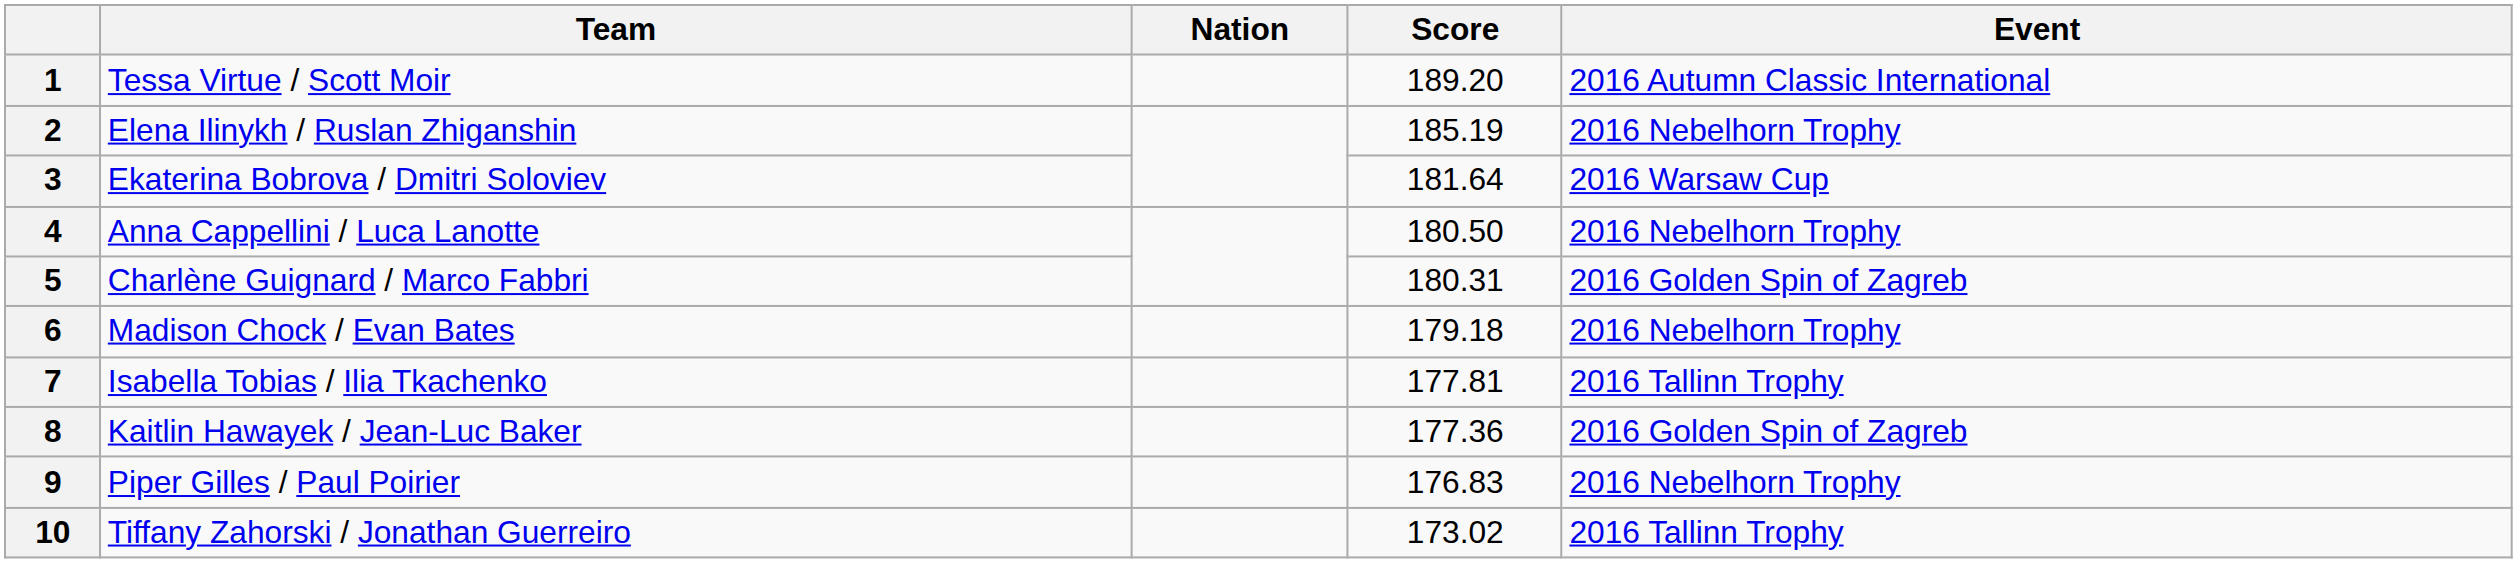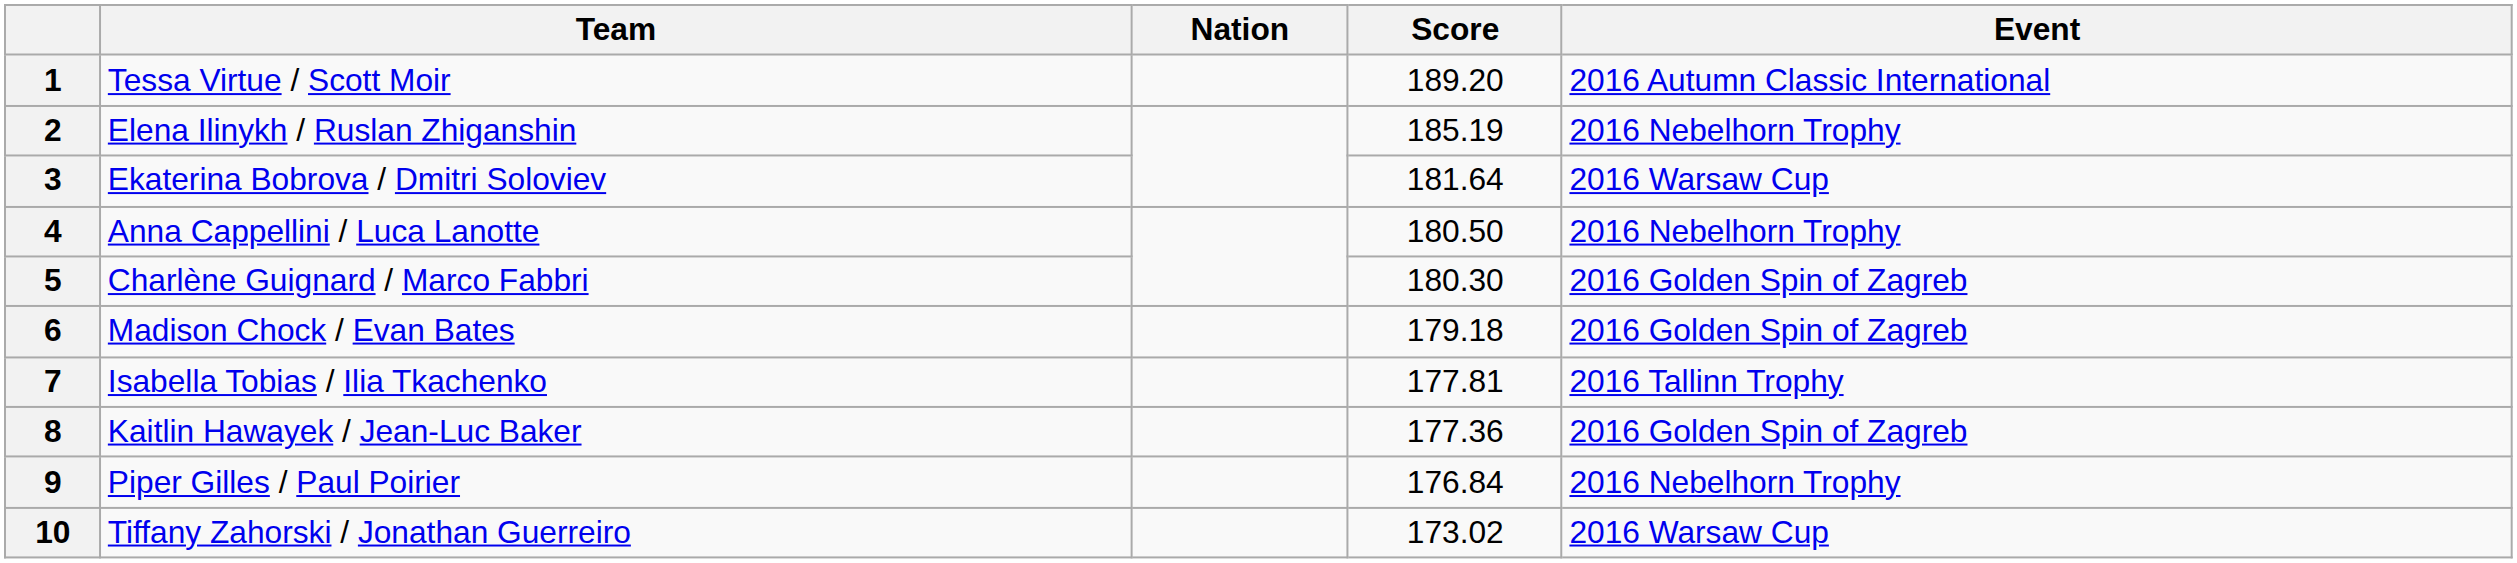(1455, 280) 180.31 -> (1455, 280) 180.30
(1735, 331) 2016 Nebelhorn Trophy -> (1768, 331) 2016 Golden Spin of Zagreb
(1455, 481) 176.83 -> (1455, 481) 176.84
(1707, 532) 2016 Tallinn Trophy -> (1699, 532) 2016 Warsaw Cup
